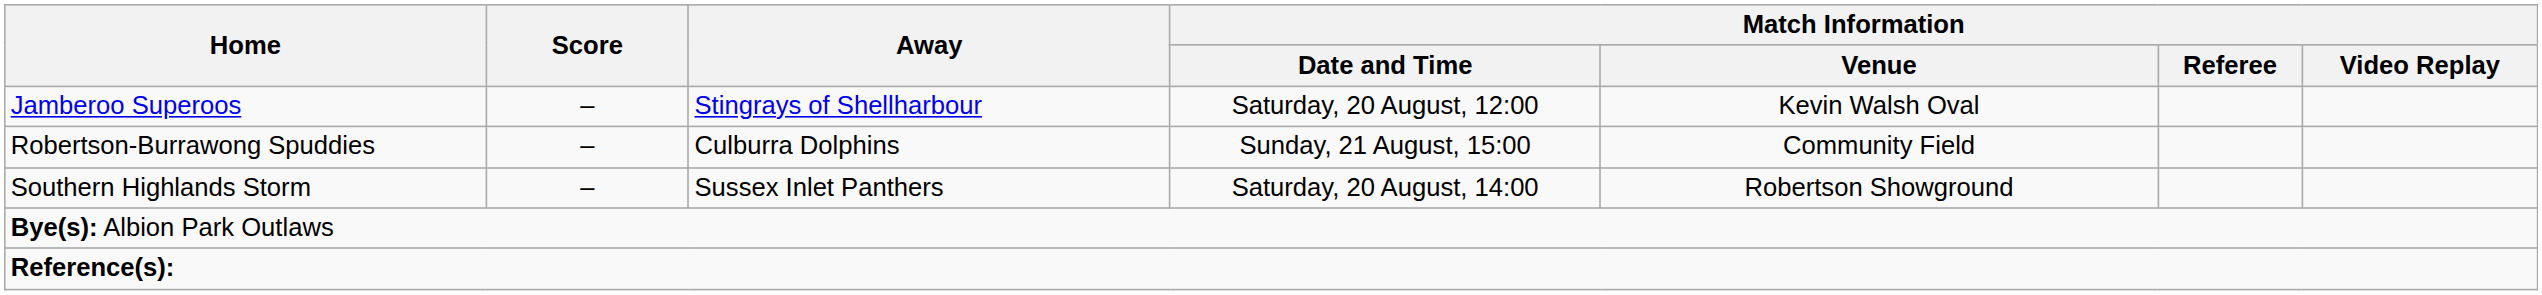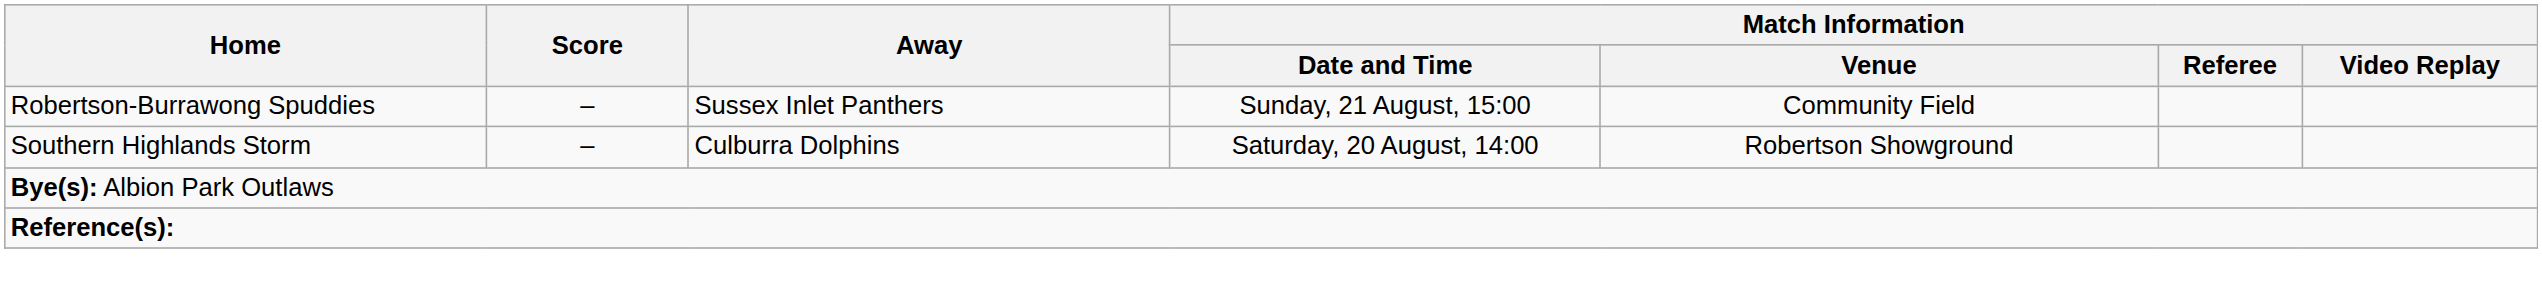- row: (126, 106)
(797, 146) Culburra Dolphins -> (819, 106) Sussex Inlet Panthers
(819, 187) Sussex Inlet Panthers -> (797, 146) Culburra Dolphins
